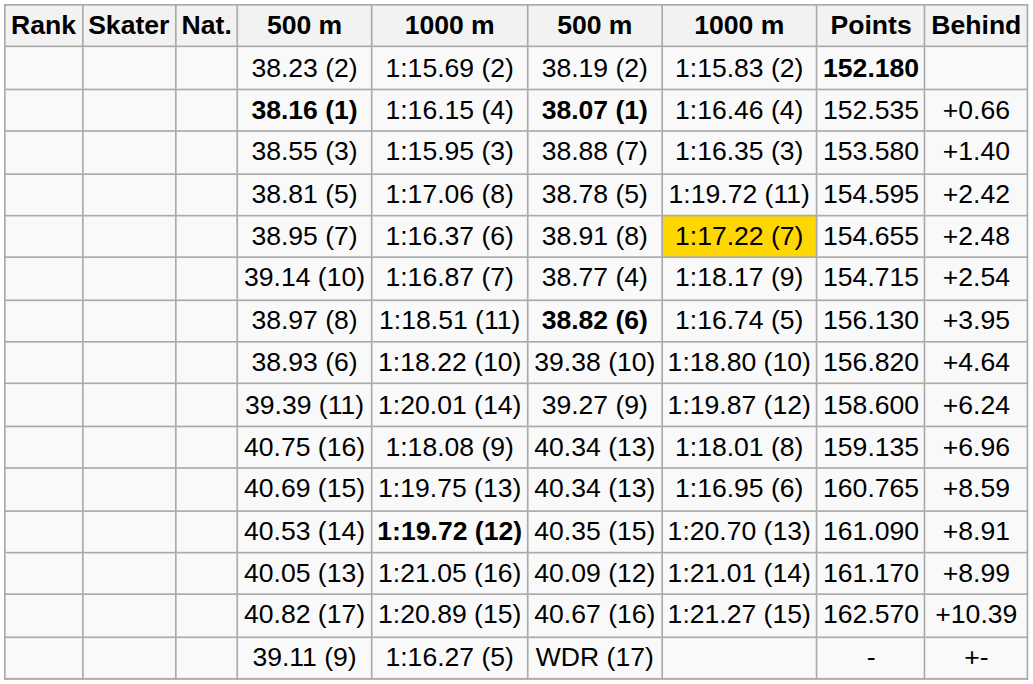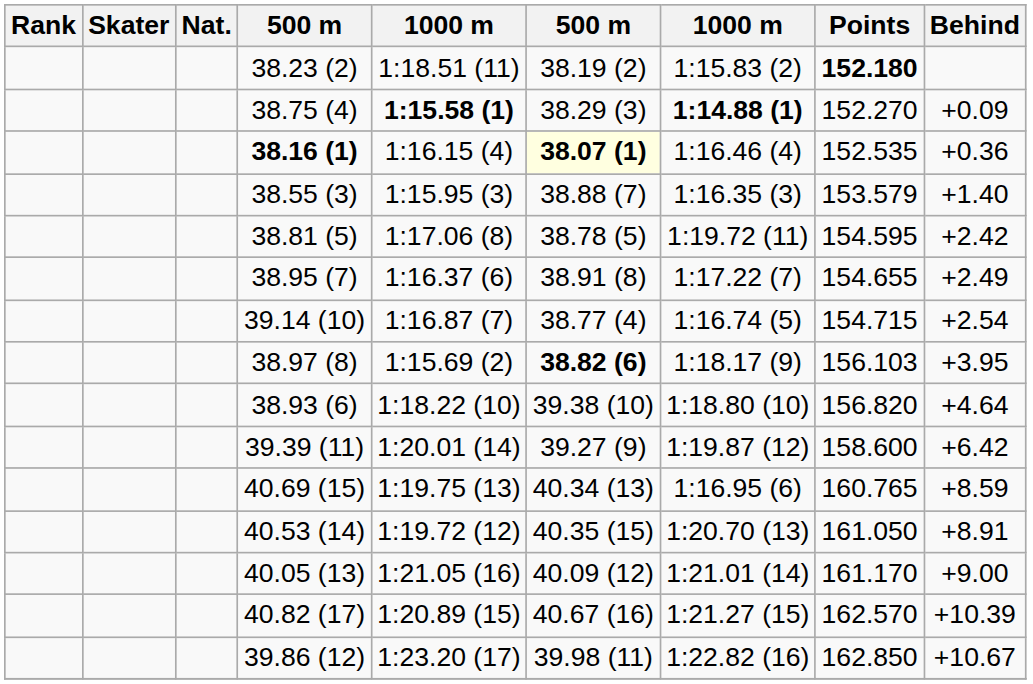(450, 67) 1:15.69 (2) -> (449, 67) 1:18.51 (11)
+ row: (305, 109)
(595, 109) no background -> (593, 151) lightyellow background
(976, 109) +0.66 -> (975, 151) +0.36
(871, 151) 153.580 -> (870, 194) 153.579
(739, 236) gold background -> (738, 278) no background
(976, 236) +2.48 -> (975, 278) +2.49
(739, 278) 1:18.17 (9) -> (738, 320) 1:16.74 (5)
(450, 320) 1:18.51 (11) -> (449, 362) 1:15.69 (2)
(739, 320) 1:16.74 (5) -> (738, 362) 1:18.17 (9)
(871, 320) 156.130 -> (870, 362) 156.103
(976, 404) +6.24 -> (975, 446) +6.42
- row: (305, 446)
(450, 531) bold -> (449, 531) normal
(871, 531) 161.090 -> (870, 531) 161.050
(976, 573) +8.99 -> (975, 573) +9.00
+ row: (305, 657)
- row: (305, 657)
